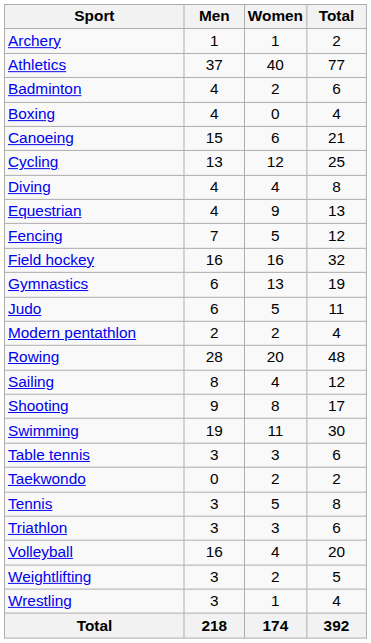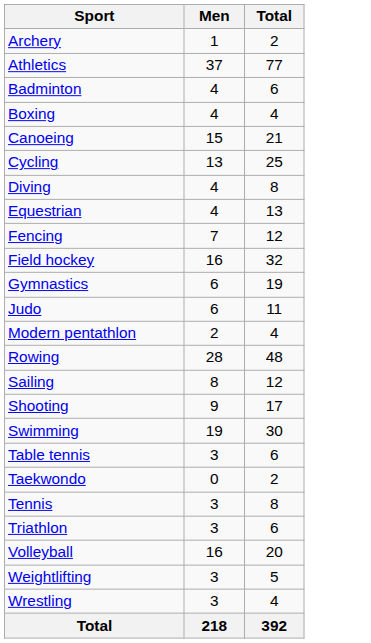- column: (275, 16)
